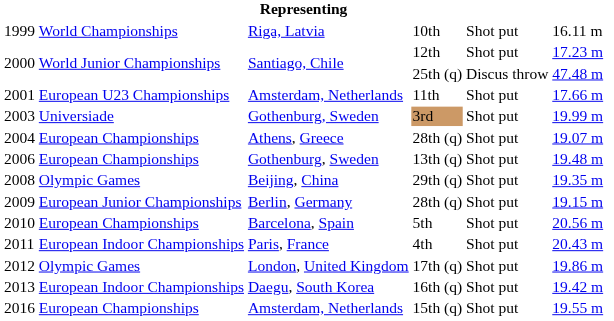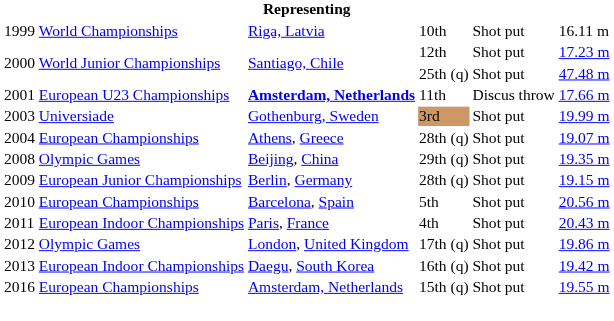(507, 73) Discus throw -> (499, 73) Shot put
(325, 95) normal -> (332, 95) bold
(492, 95) Shot put -> (514, 95) Discus throw
- row: (19, 159)
